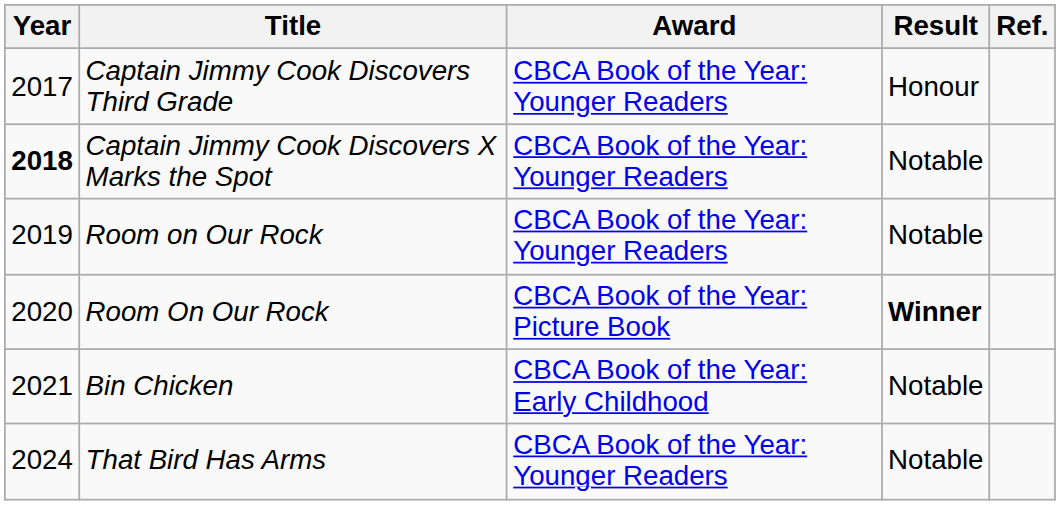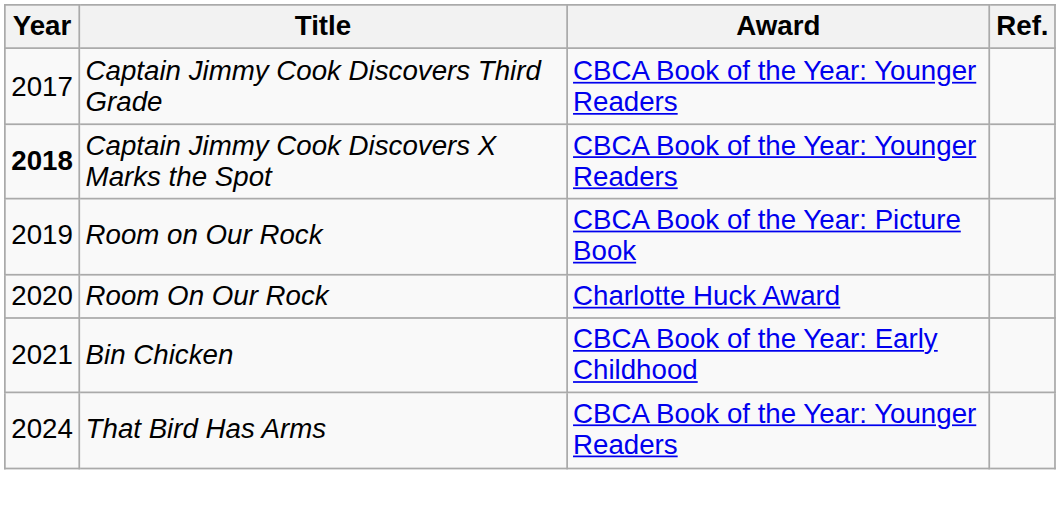- column: (936, 26)
(660, 235) CBCA Book of the Year: Younger Readers -> (767, 235) CBCA Book of the Year: Picture Book
(660, 311) CBCA Book of the Year: Picture Book -> (707, 295) Charlotte Huck Award
